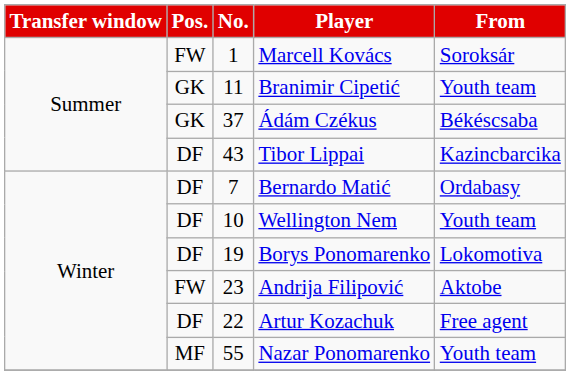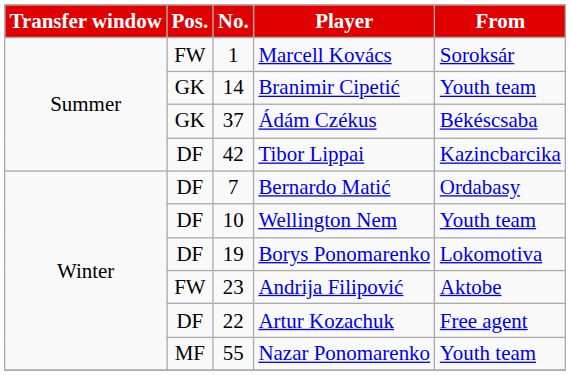(233, 87) 11 -> (233, 87) 14
(233, 154) 43 -> (233, 154) 42
